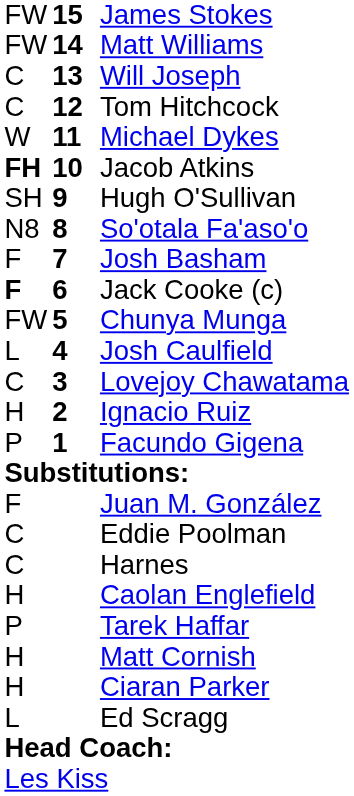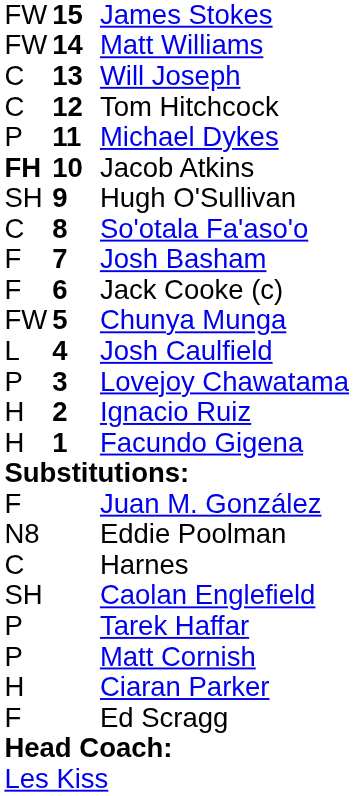(17, 137) W -> (14, 137) P
(22, 228) N8 -> (14, 228) C
(13, 289) bold -> (13, 289) normal
(14, 381) C -> (14, 381) P
(14, 442) P -> (14, 442) H
(14, 534) C -> (22, 534) N8
(14, 595) H -> (24, 595) SH
(14, 656) H -> (14, 656) P
(12, 717) L -> (13, 717) F
